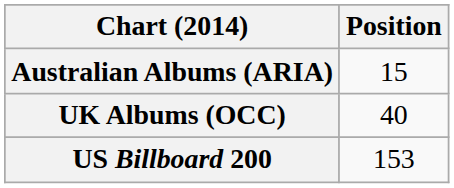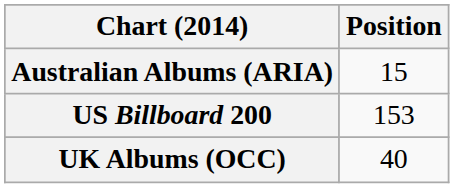rows swapped: (172, 114) <-> (172, 159)
